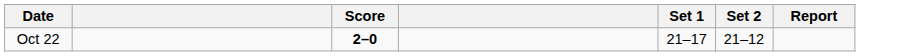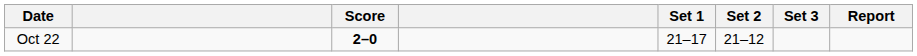+ column: (801, 16)
